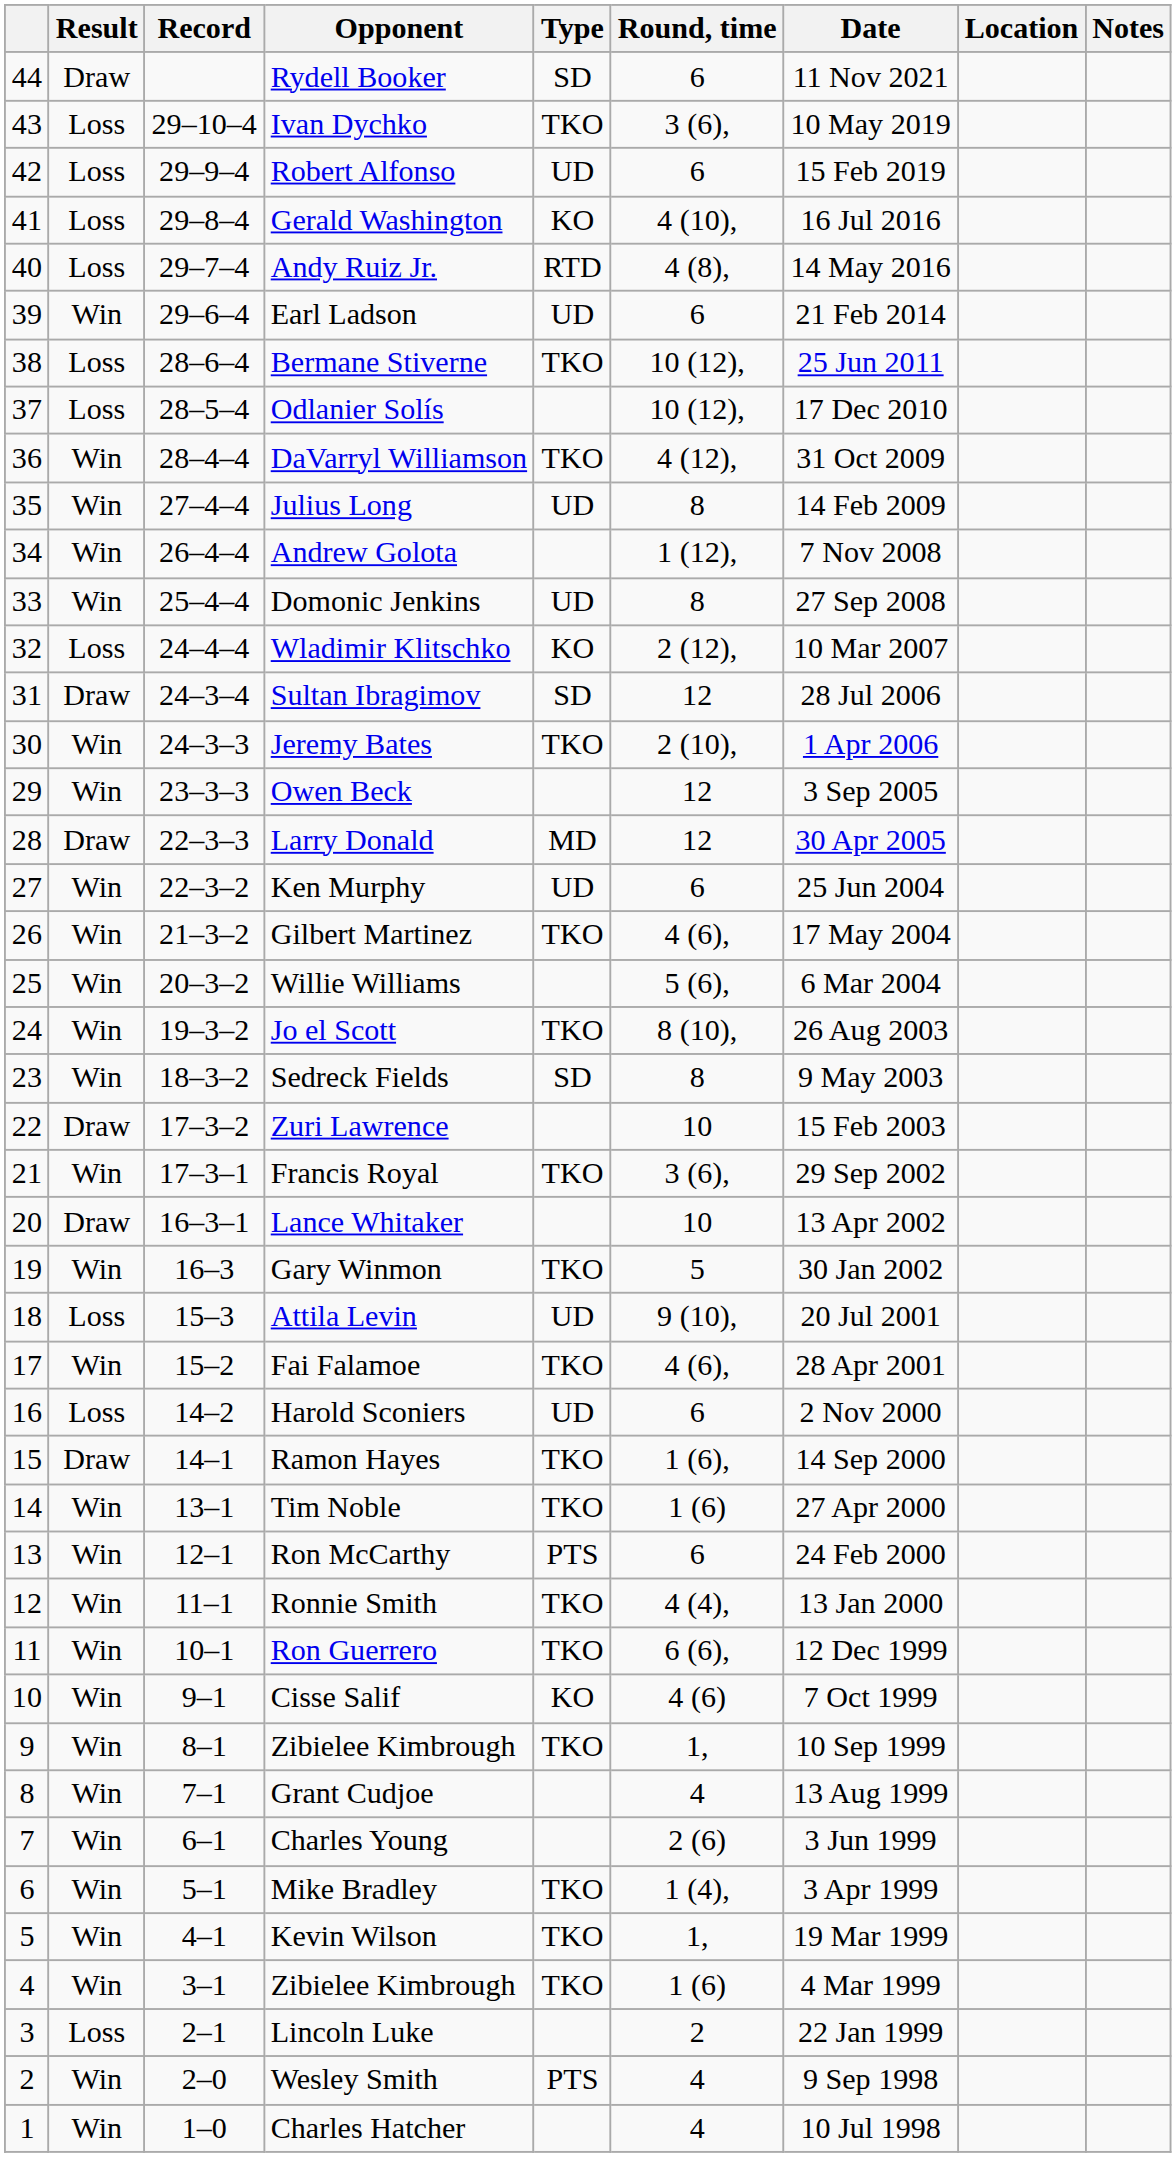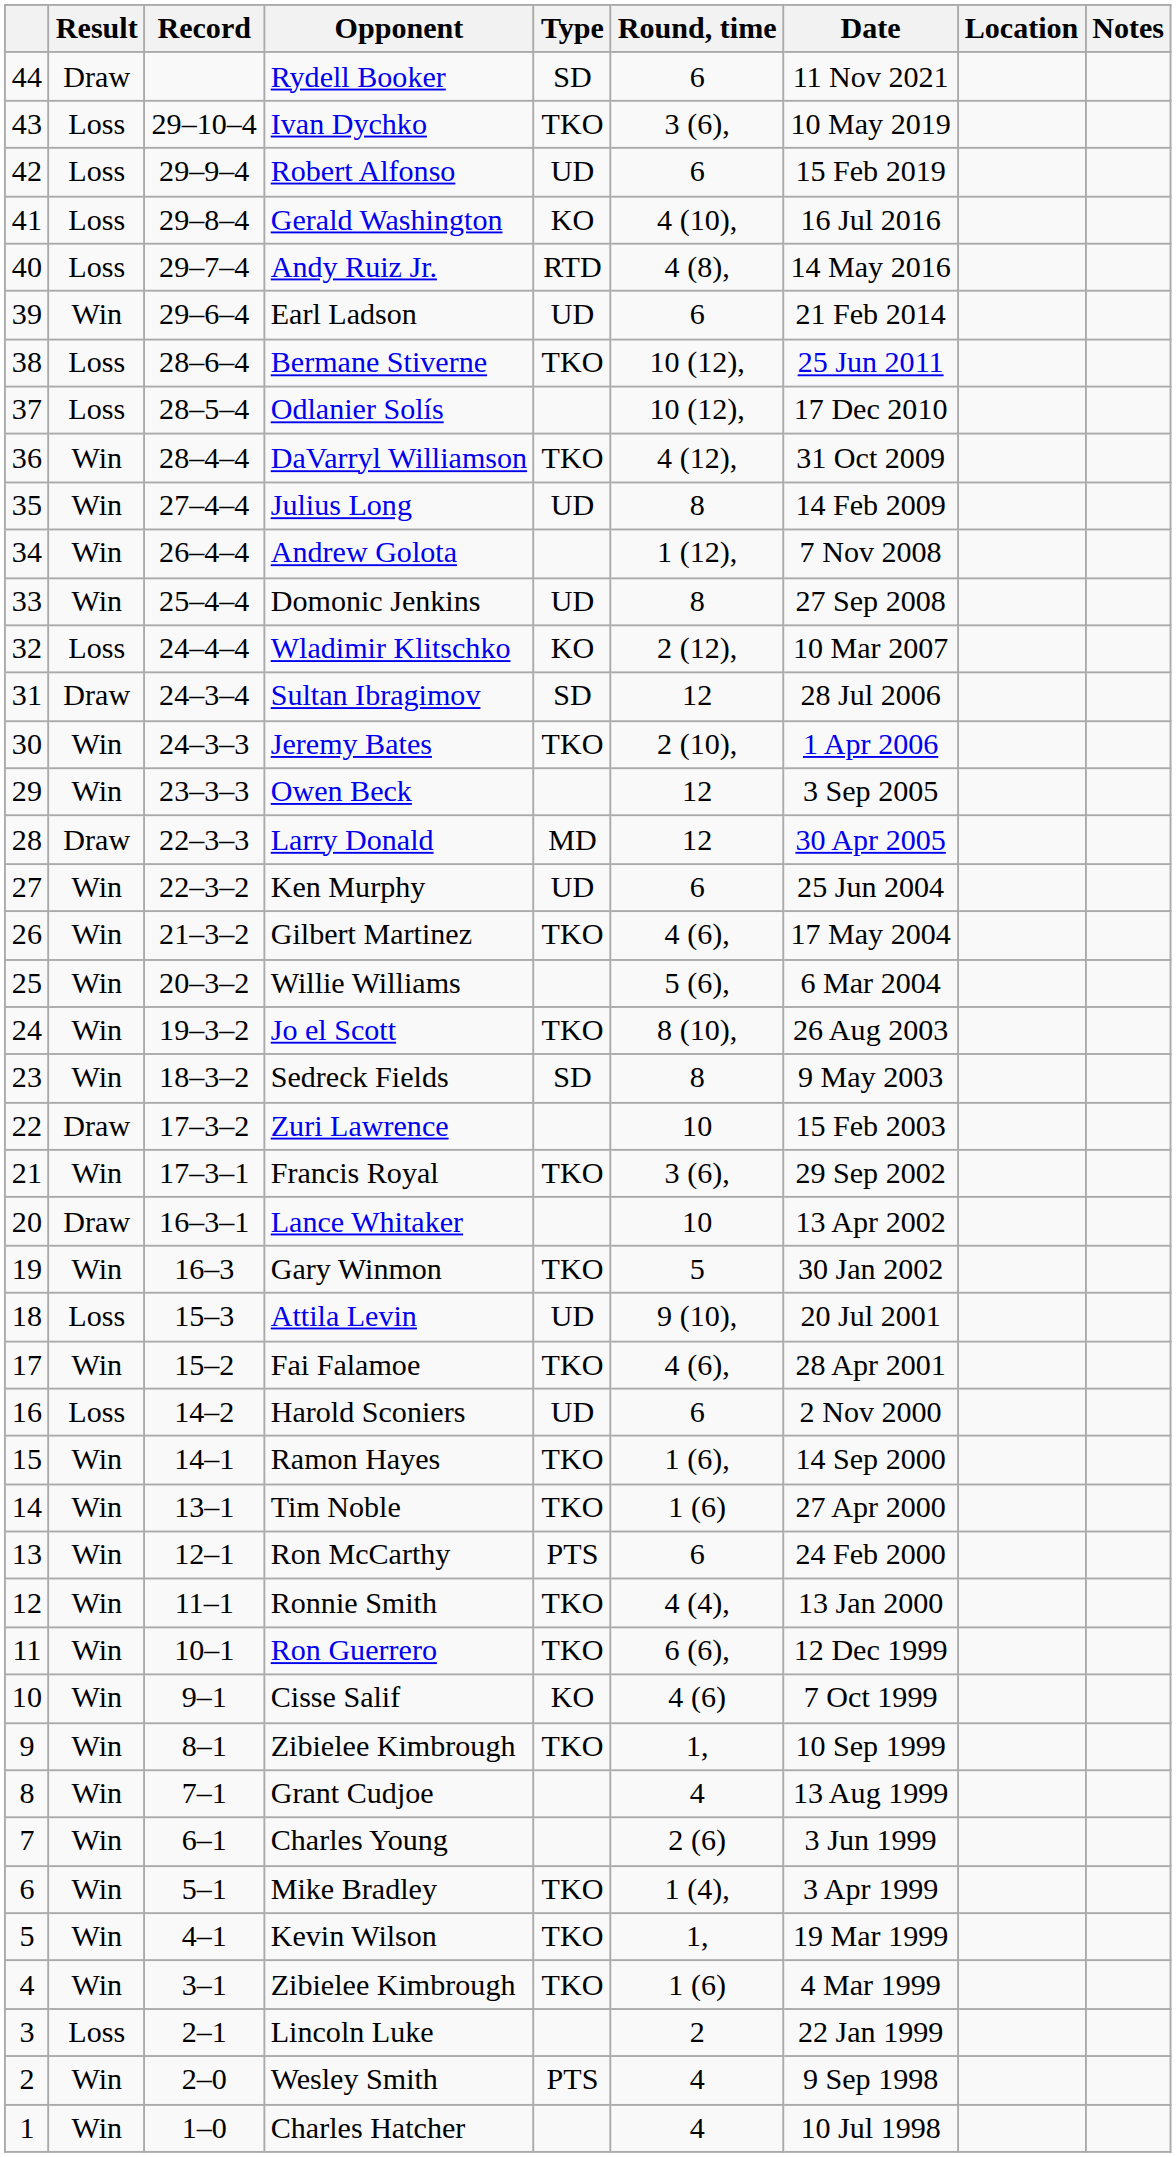(97, 1459) Draw -> (97, 1459) Win
